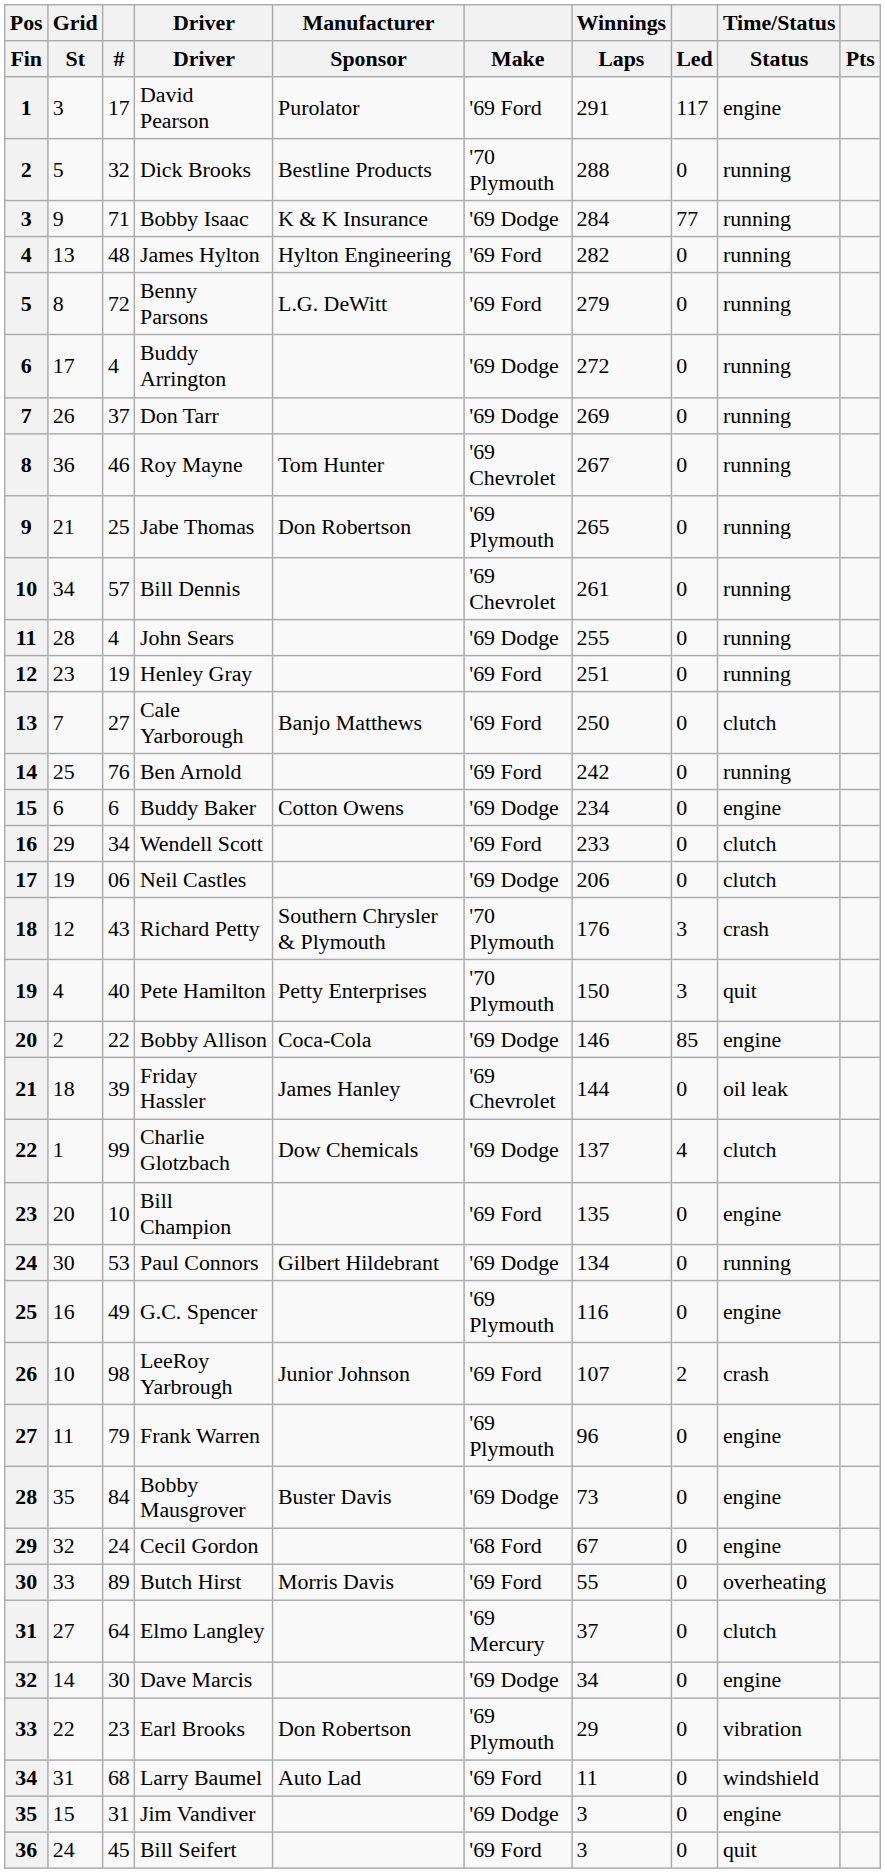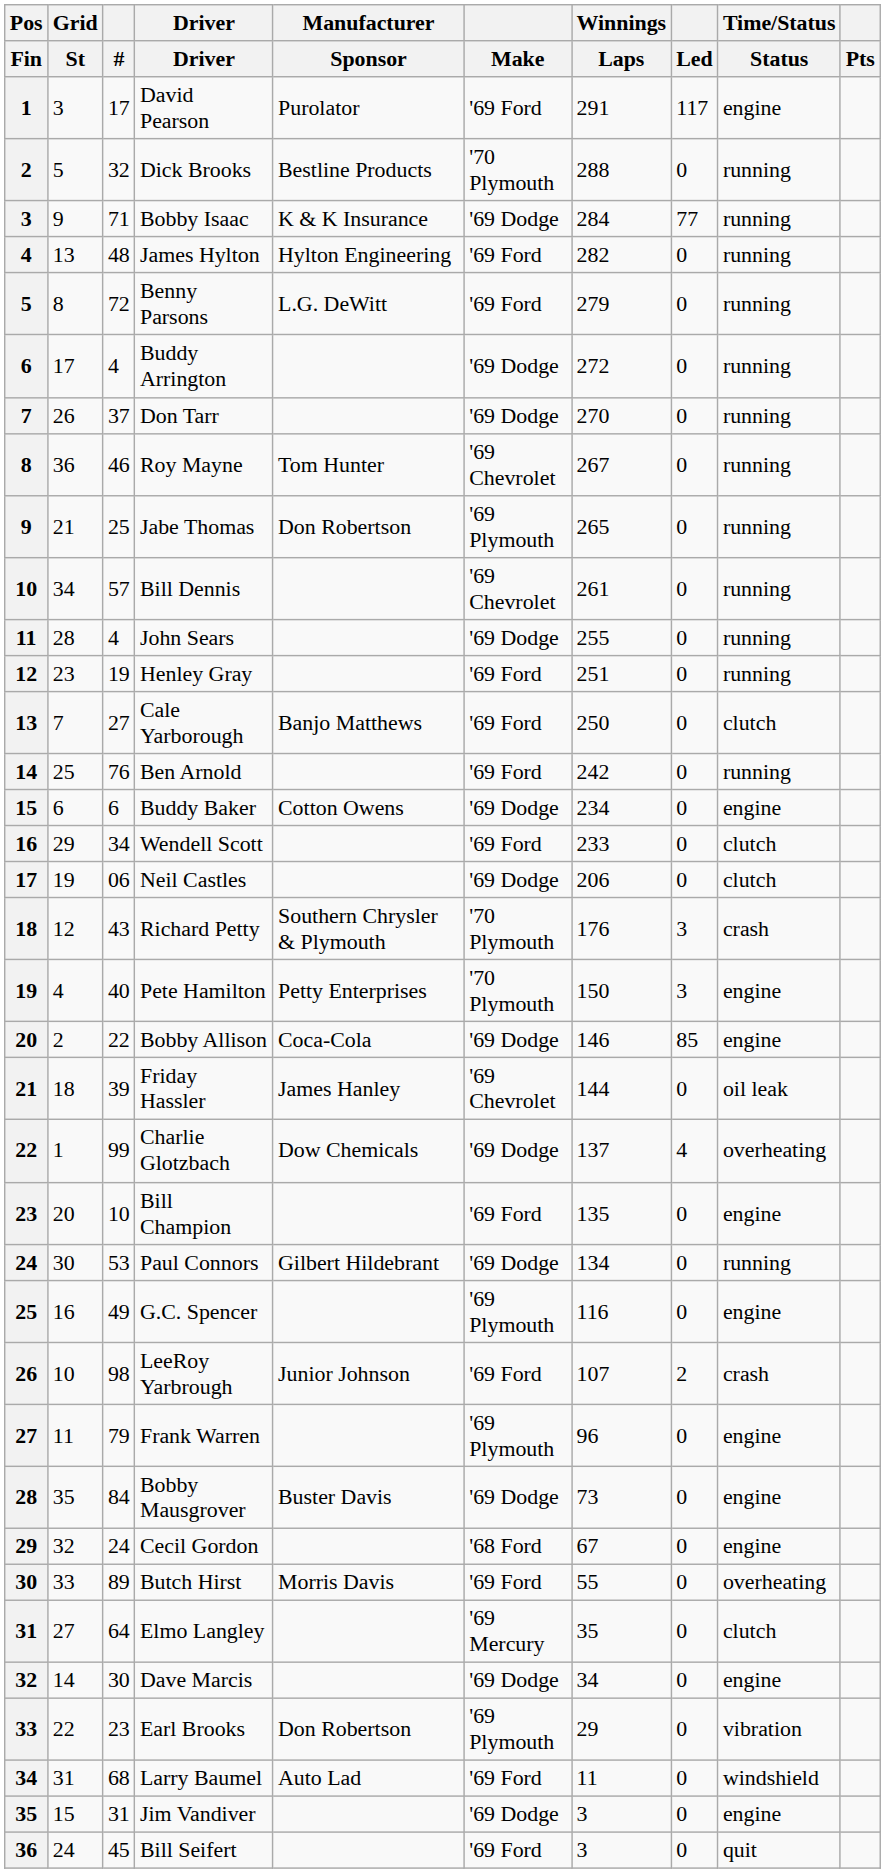(593, 415) 269 -> (593, 415) 270
(740, 990) quit -> (752, 990) engine
(750, 1150) clutch -> (775, 1150) overheating
(587, 1631) 37 -> (587, 1631) 35
